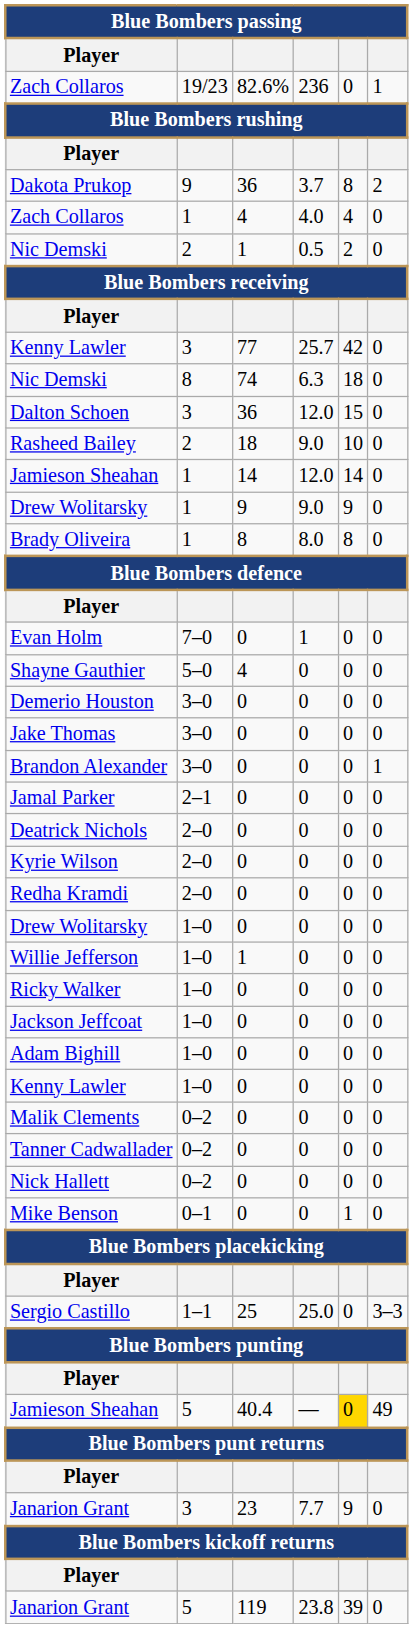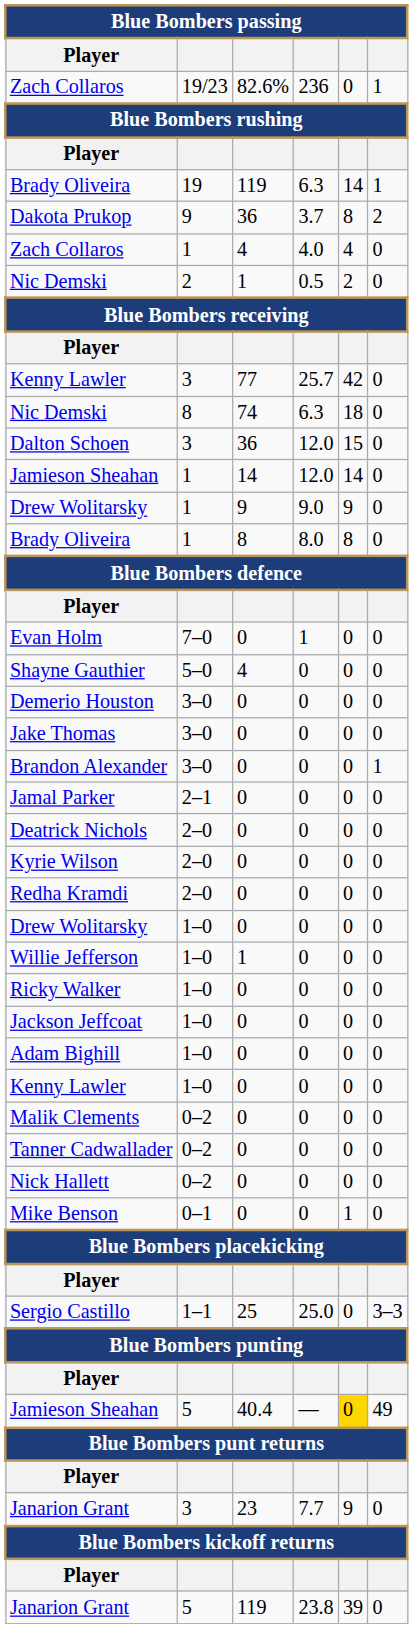+ row: (70, 185)
- row: (73, 443)
